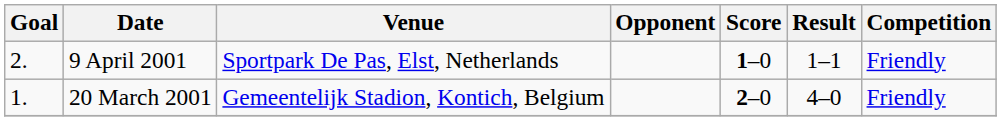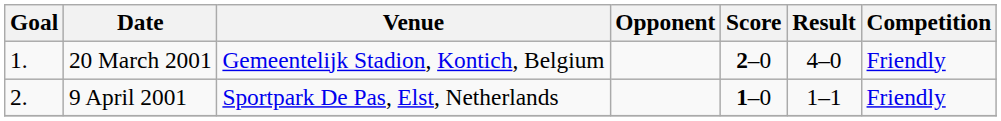rows swapped: (140, 97) <-> (128, 60)
